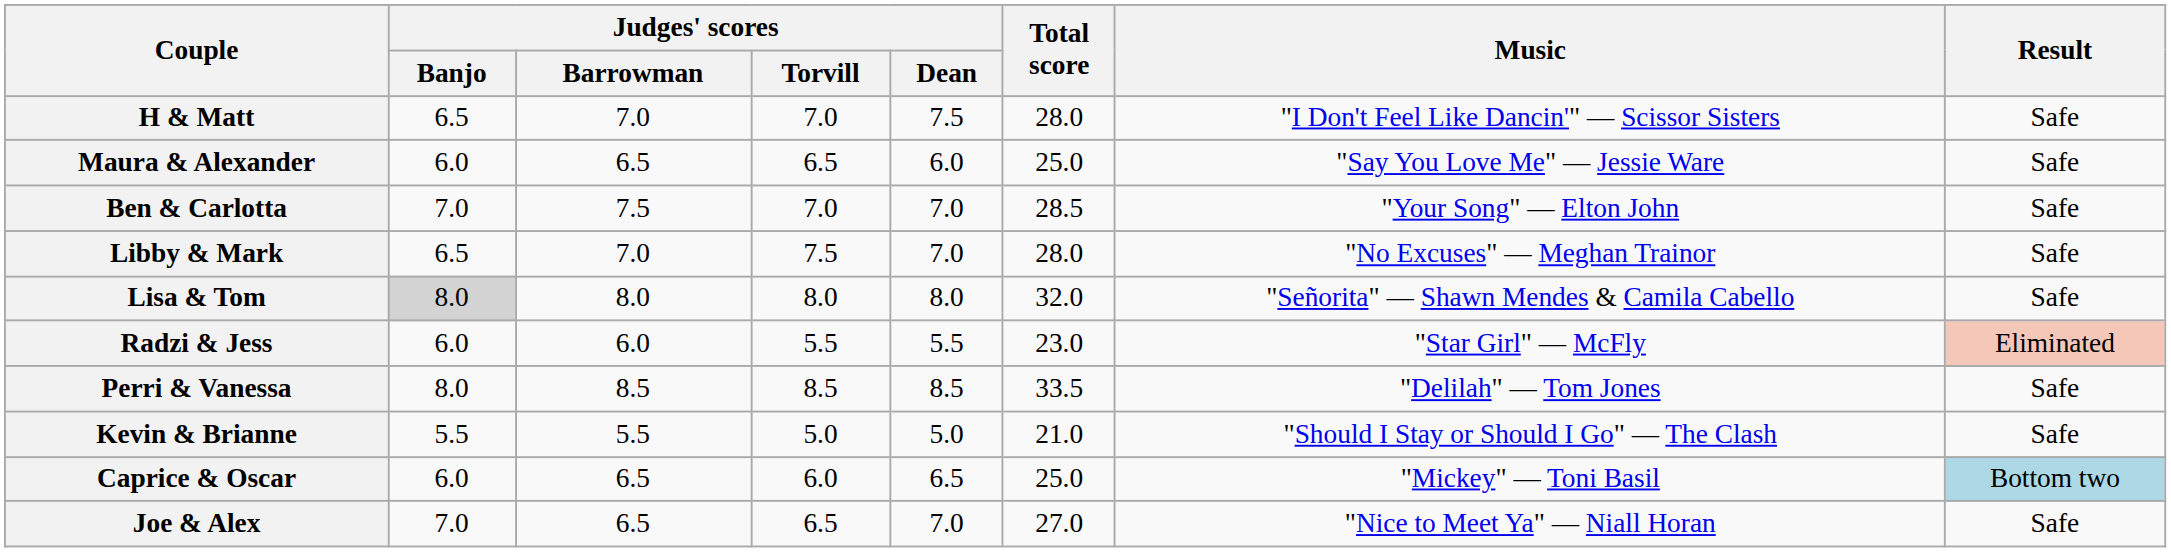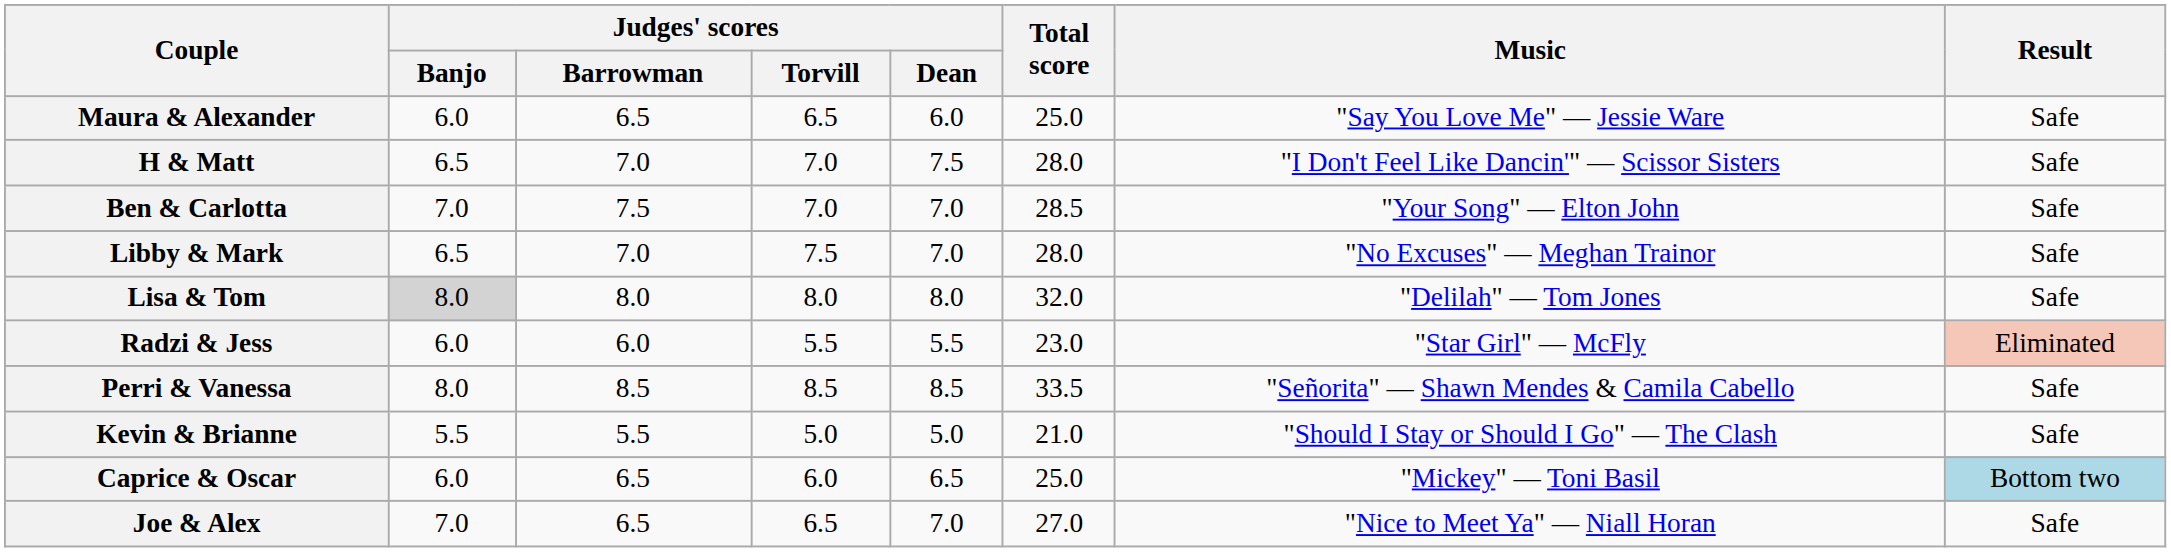rows swapped: (197, 117) <-> (197, 162)
(1530, 298) "Señorita" — Shawn Mendes & Camila Cabello -> (1530, 298) "Delilah" — Tom Jones
(1530, 388) "Delilah" — Tom Jones -> (1530, 388) "Señorita" — Shawn Mendes & Camila Cabello
